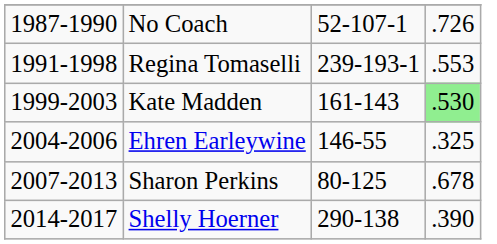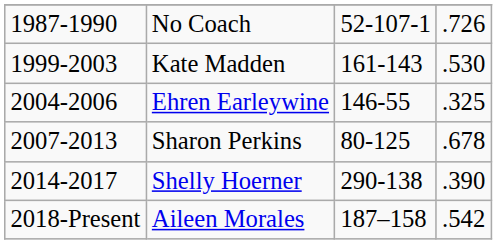- row: (215, 63)
(453, 102) lightgreen background -> (464, 63) no background
+ row: (228, 219)
